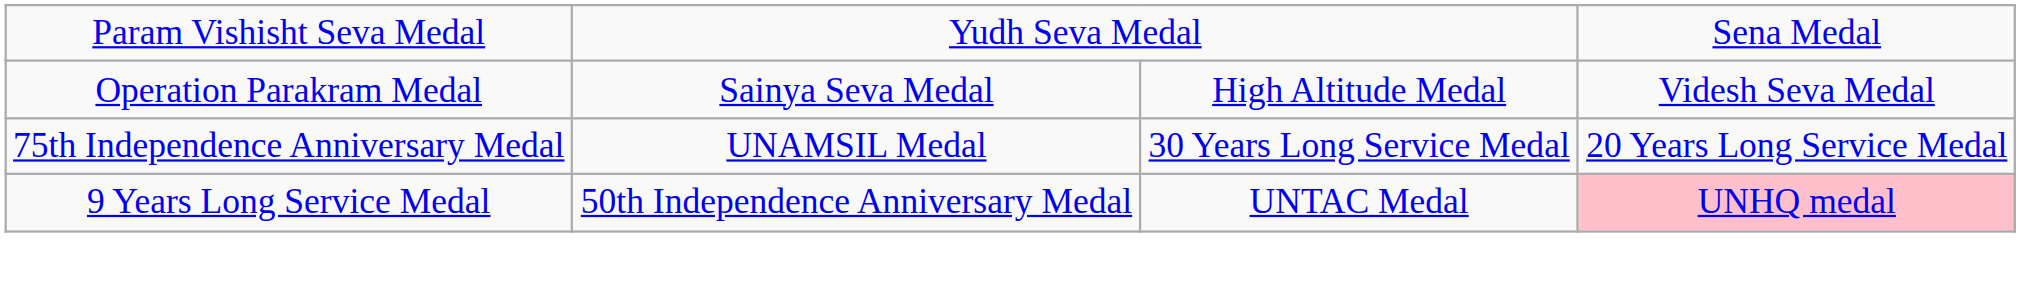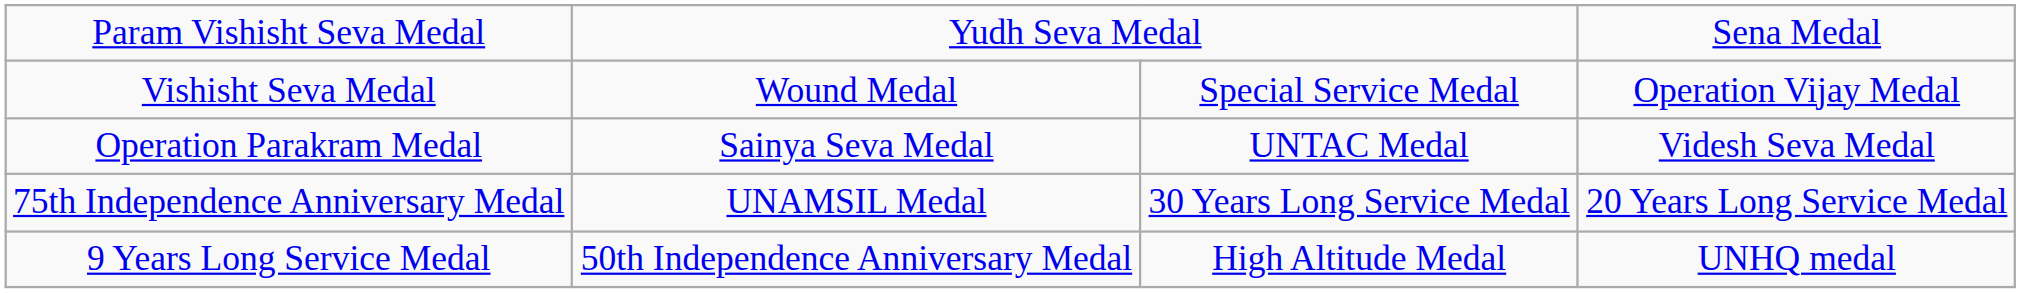+ row: (289, 88)
(1359, 88) High Altitude Medal -> (1359, 145) UNTAC Medal
(1359, 201) UNTAC Medal -> (1359, 257) High Altitude Medal
(1797, 201) pink background -> (1797, 257) no background
